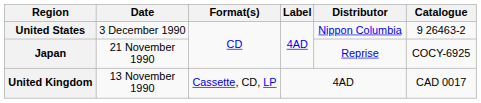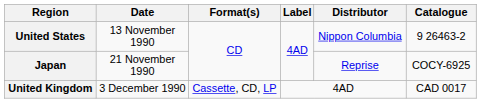(142, 30) 3 December 1990 -> (142, 36) 13 November 1990
(142, 83) 13 November 1990 -> (142, 89) 3 December 1990
